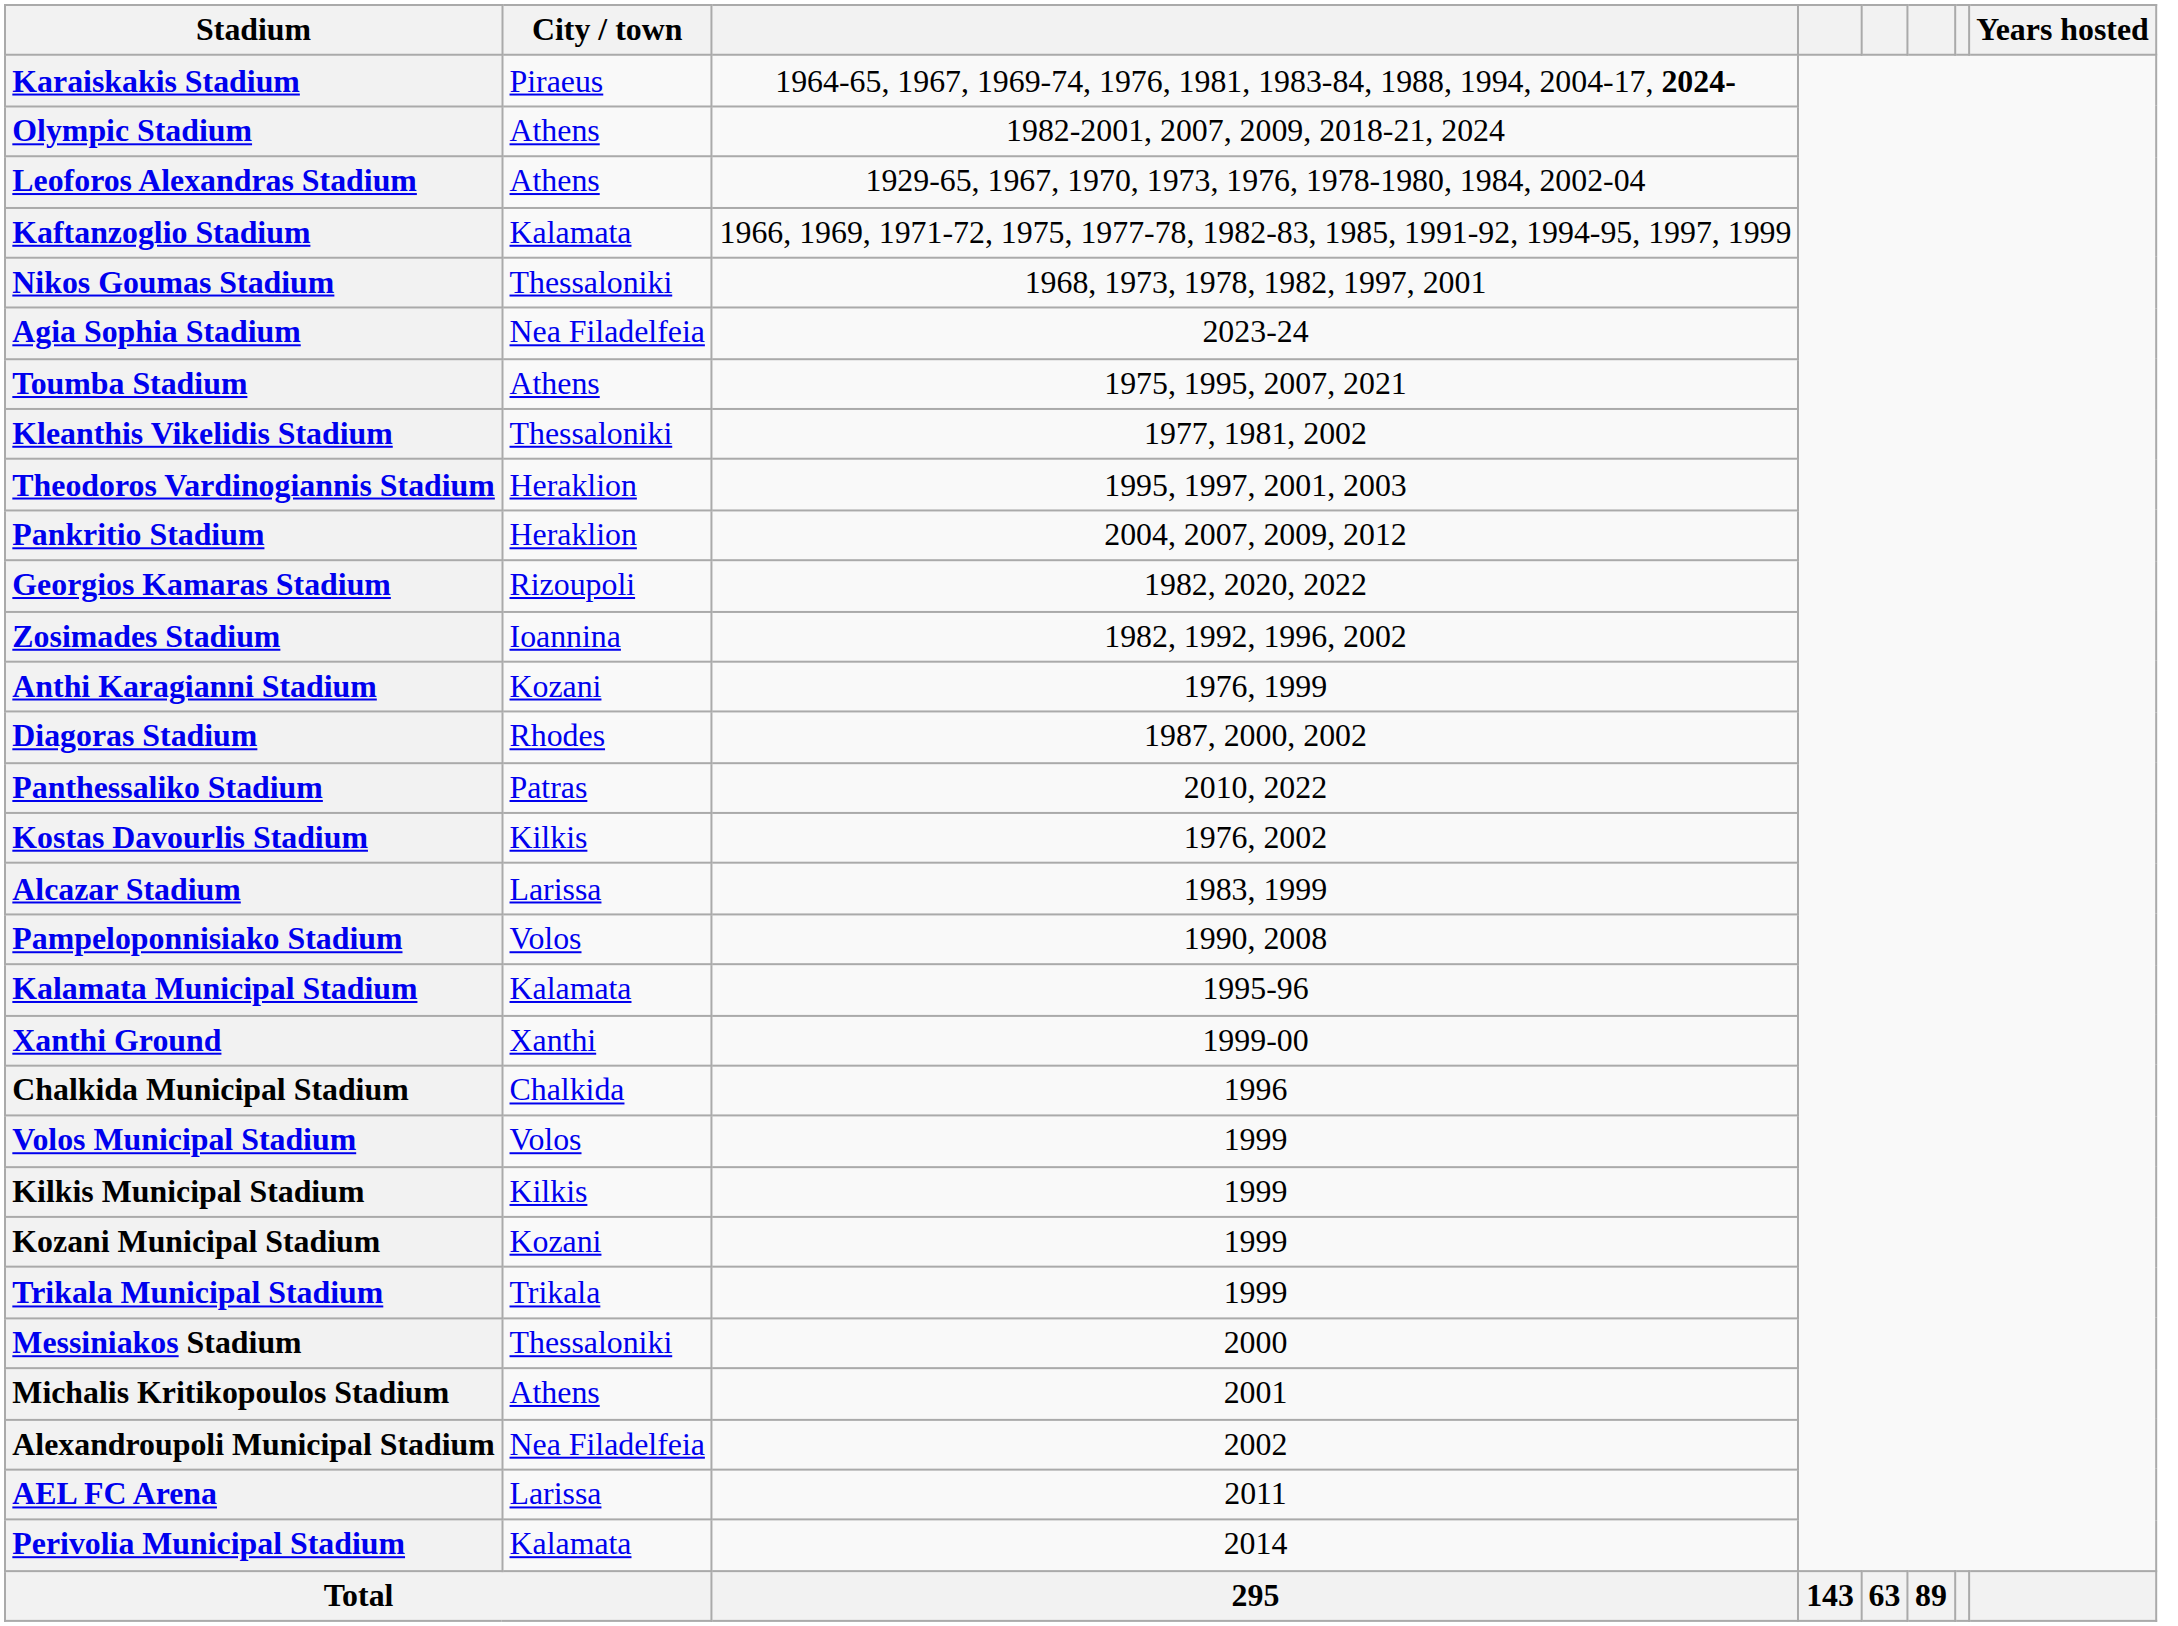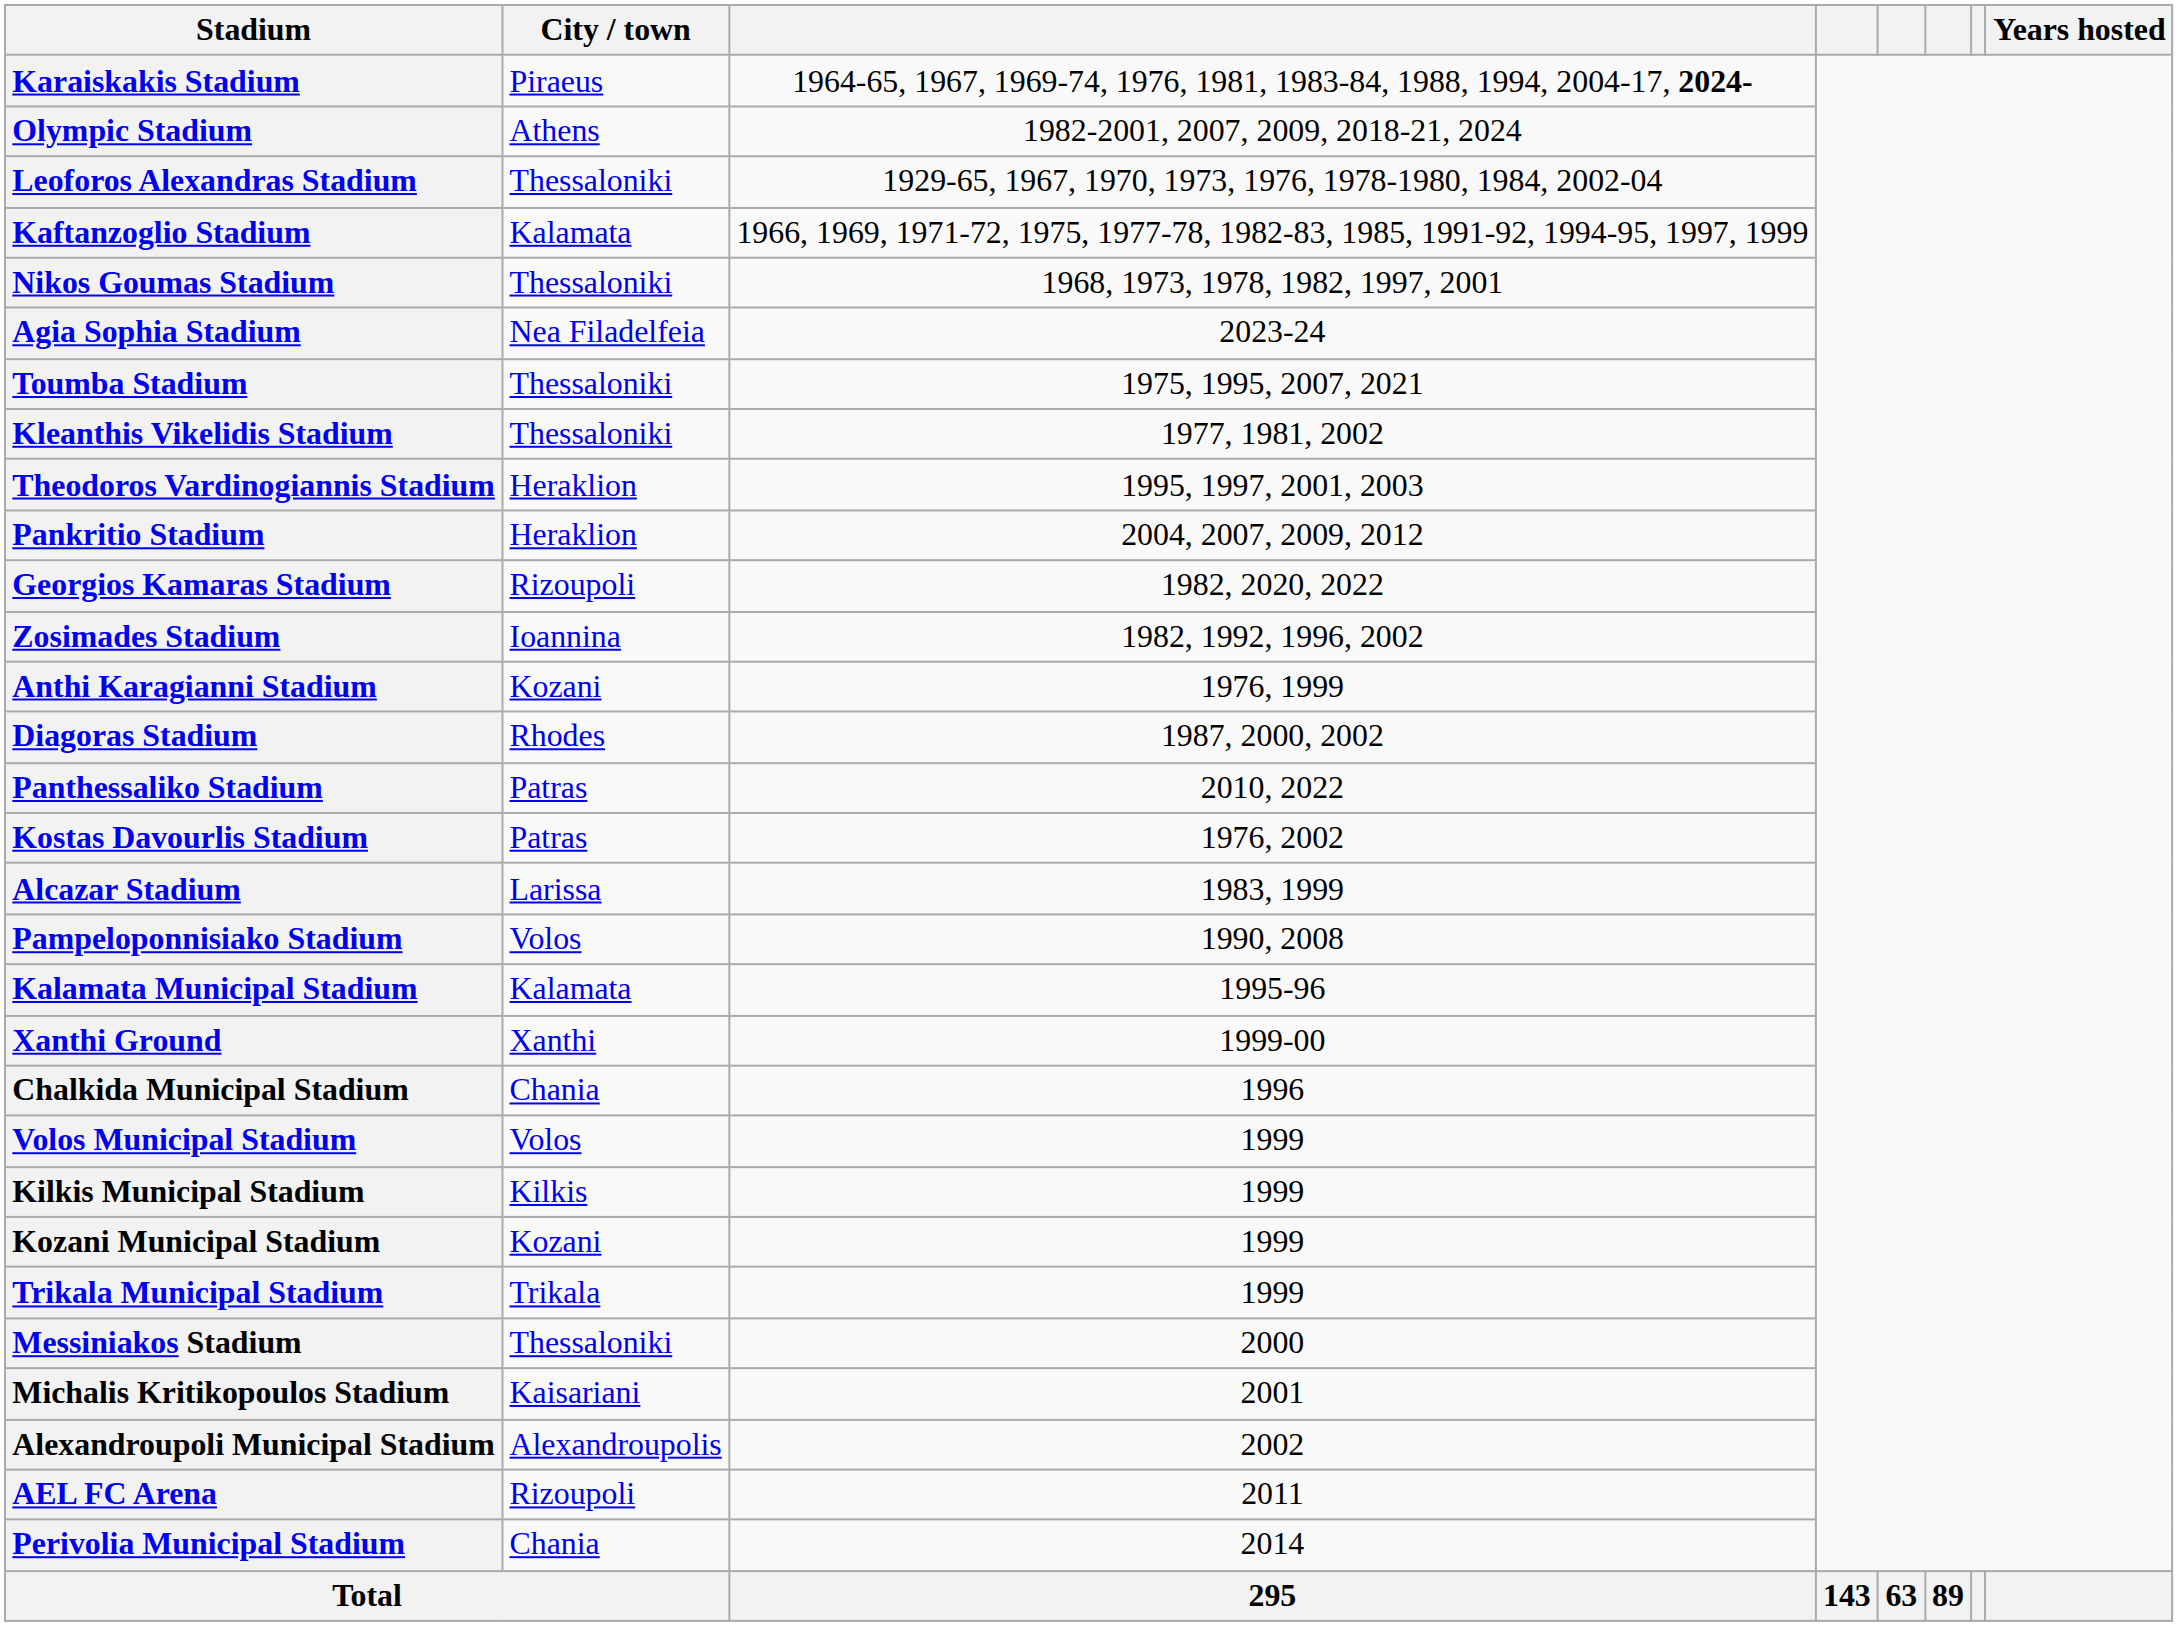(555, 181) Athens -> (591, 181) Thessaloniki
(555, 383) Athens -> (591, 383) Thessaloniki
(548, 837) Kilkis -> (548, 837) Patras
(567, 1090) Chalkida -> (555, 1090) Chania
(555, 1393) Athens -> (575, 1393) Kaisariani
(607, 1443) Nea Filadelfeia -> (616, 1443) Alexandroupolis
(555, 1494) Larissa -> (572, 1494) Rizoupoli
(571, 1544) Kalamata -> (555, 1544) Chania
